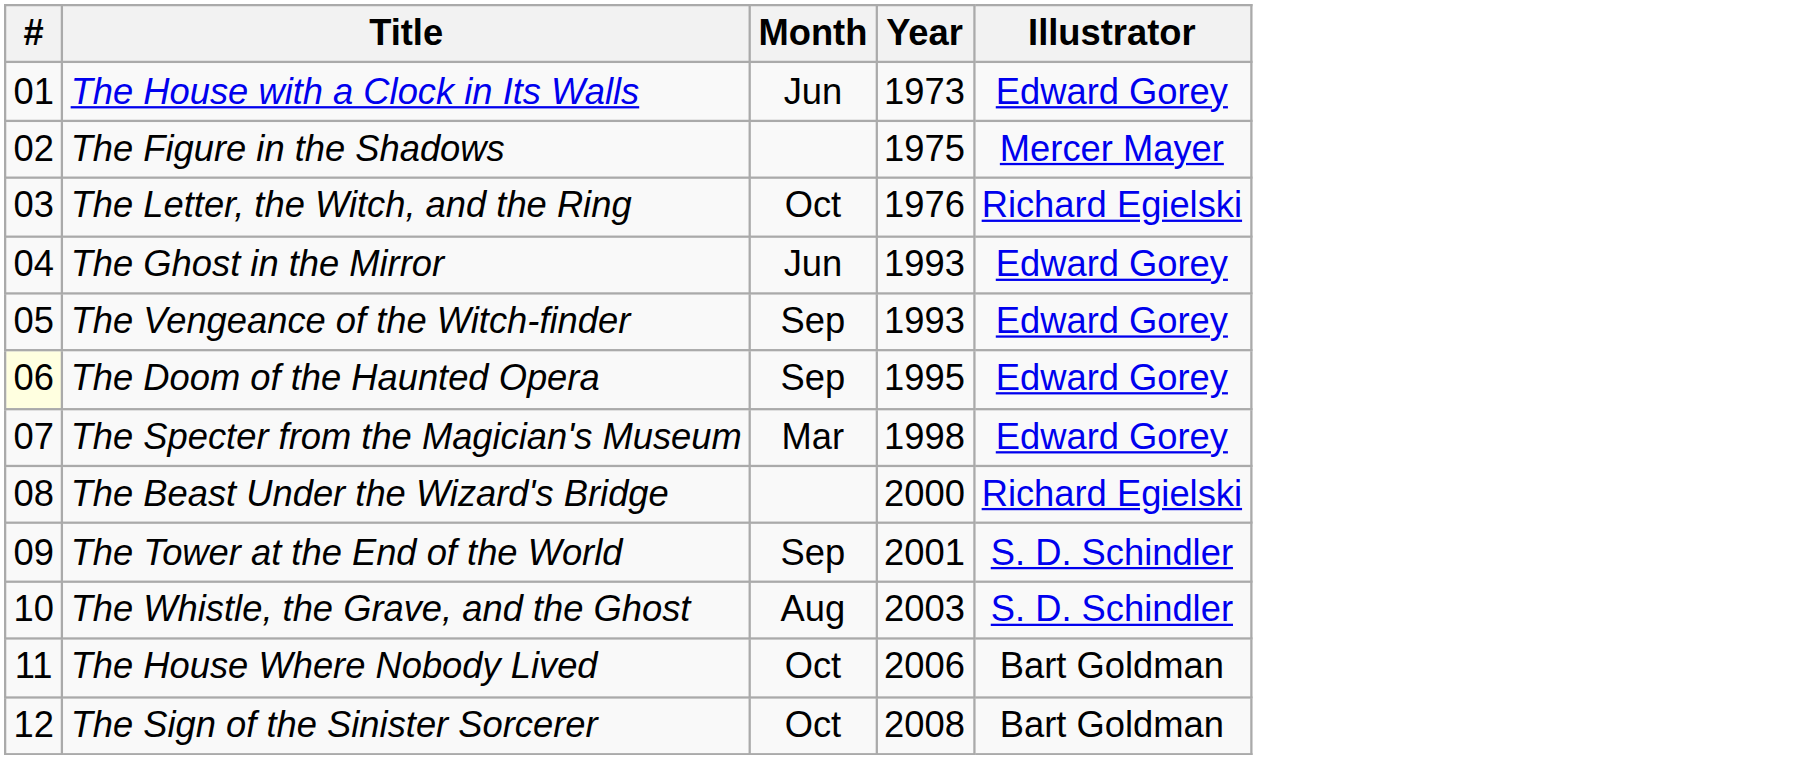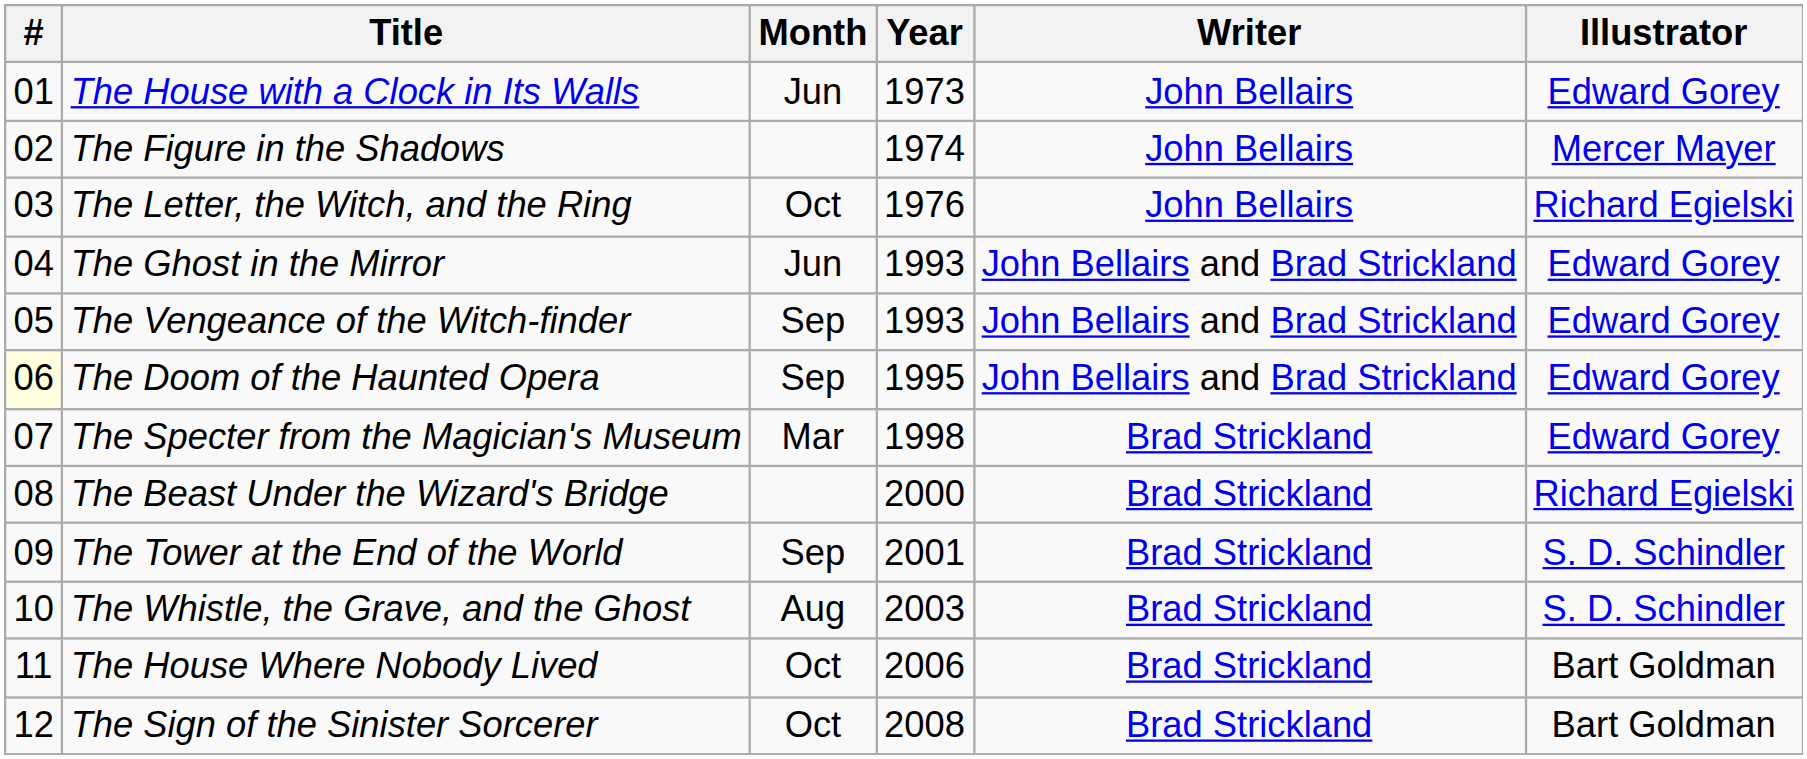+ column: (1249, 33)
(925, 148) 1975 -> (925, 148) 1974
